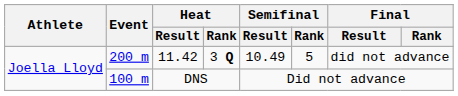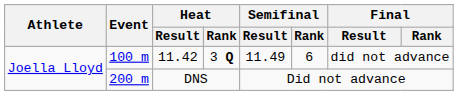(129, 57) 200 m -> (129, 57) 100 m
(265, 57) 10.49 -> (265, 57) 11.49
(309, 57) 5 -> (309, 57) 6
(129, 79) 100 m -> (129, 79) 200 m
